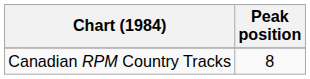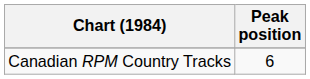(270, 61) 8 -> (270, 61) 6
